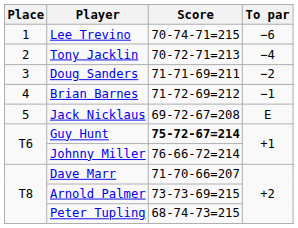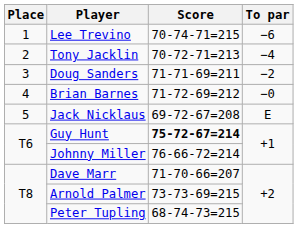(268, 94) −1 -> (268, 94) −0
